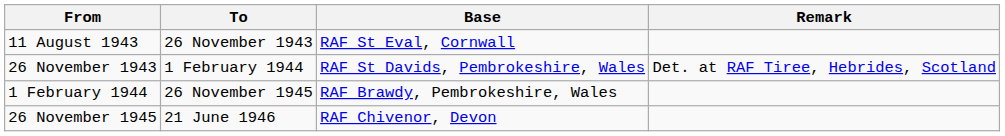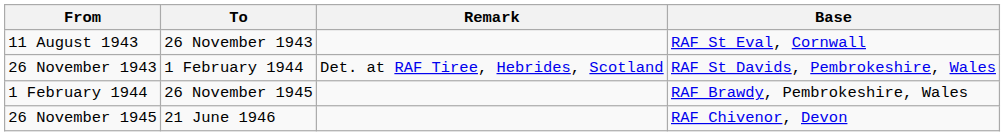columns swapped: (483, 17) <-> (824, 17)
